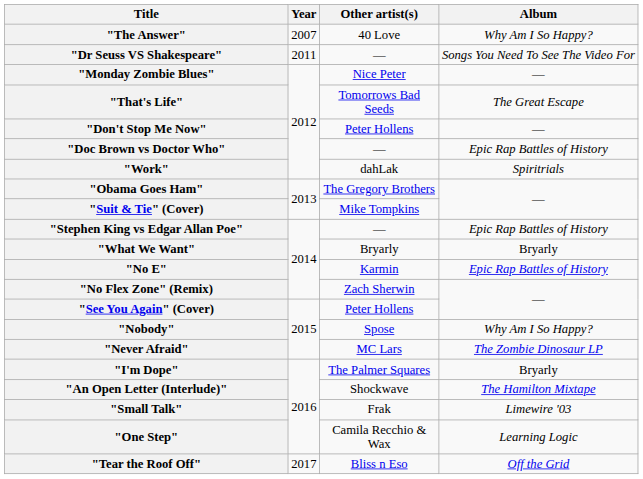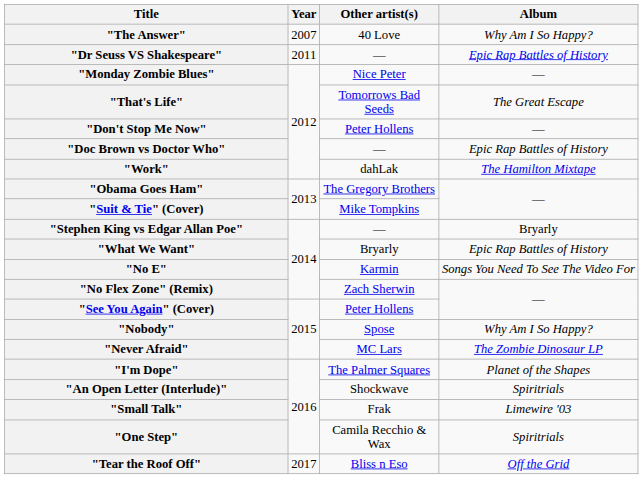(538, 54) Songs You Need To See The Video For -> (538, 54) Epic Rap Battles of History
(538, 169) Spiritrials -> (538, 169) The Hamilton Mixtape
(538, 229) Epic Rap Battles of History -> (538, 229) Bryarly
(538, 249) Bryarly -> (538, 249) Epic Rap Battles of History
(538, 269) Epic Rap Battles of History -> (538, 269) Songs You Need To See The Video For
(538, 369) Bryarly -> (538, 369) Planet of the Shapes
(538, 389) The Hamilton Mixtape -> (538, 389) Spiritrials
(538, 436) Learning Logic -> (538, 436) Spiritrials
